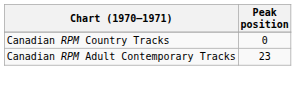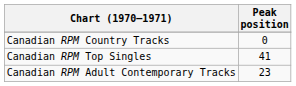+ row: (79, 57)
